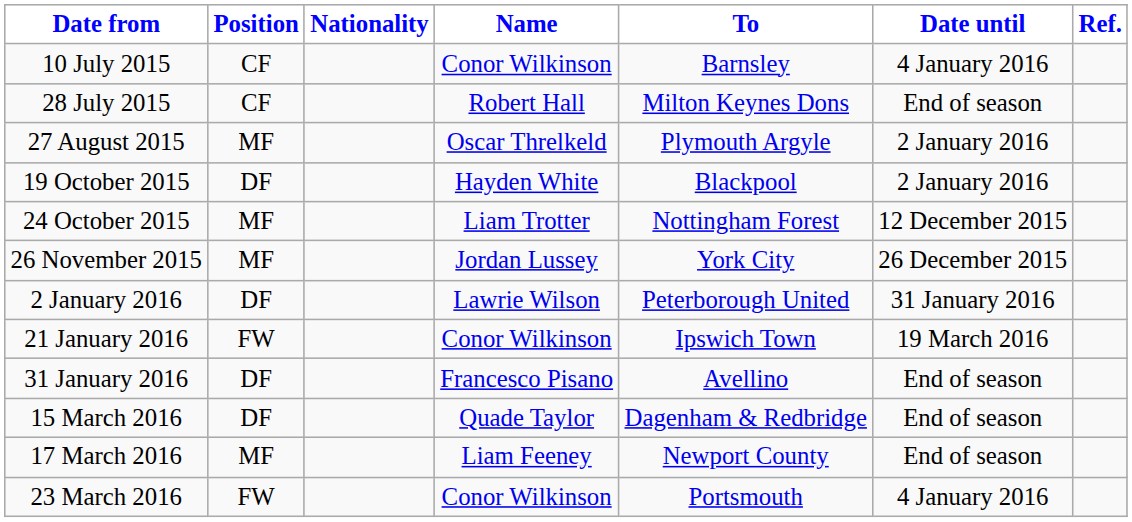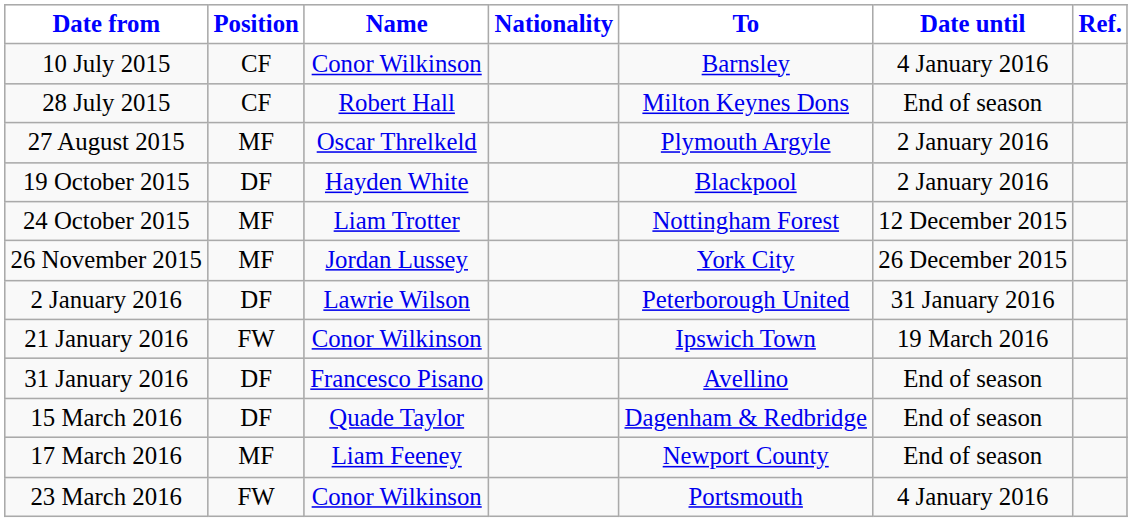columns swapped: (370, 24) <-> (527, 24)
